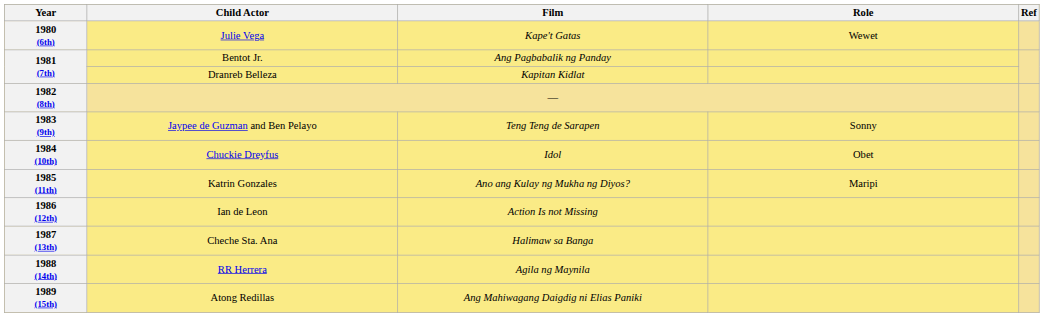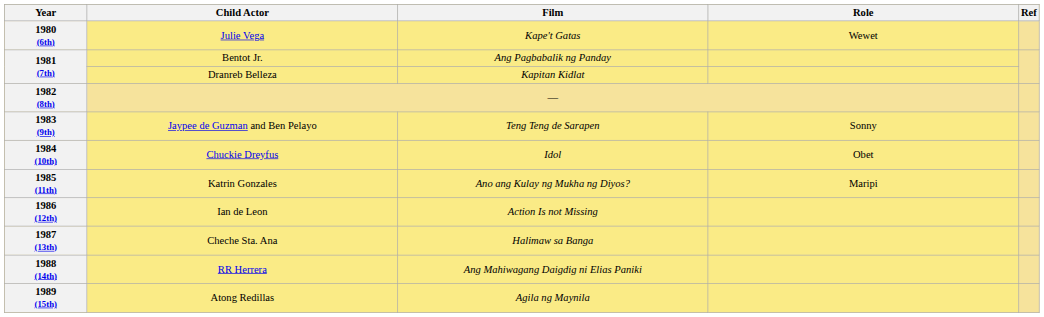(553, 269) Agila ng Maynila -> (553, 269) Ang Mahiwagang Daigdig ni Elias Paniki
(553, 298) Ang Mahiwagang Daigdig ni Elias Paniki -> (553, 298) Agila ng Maynila
